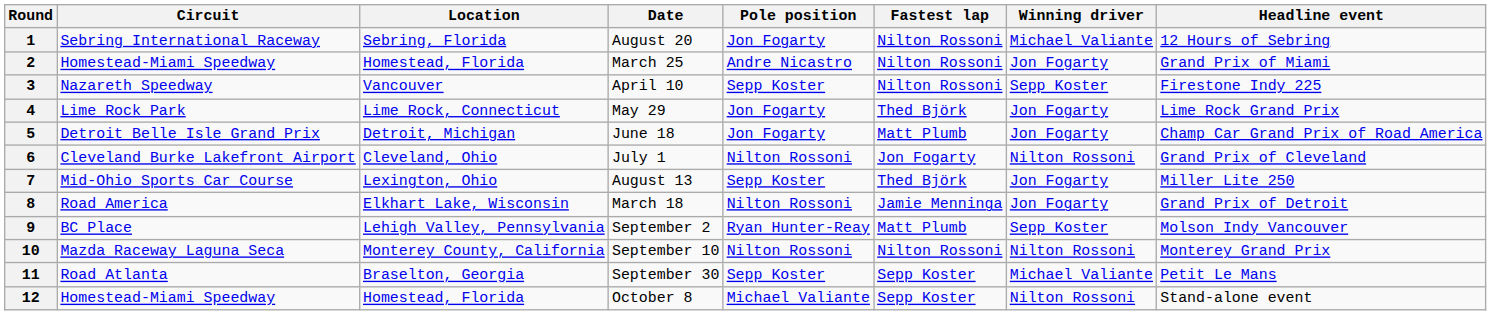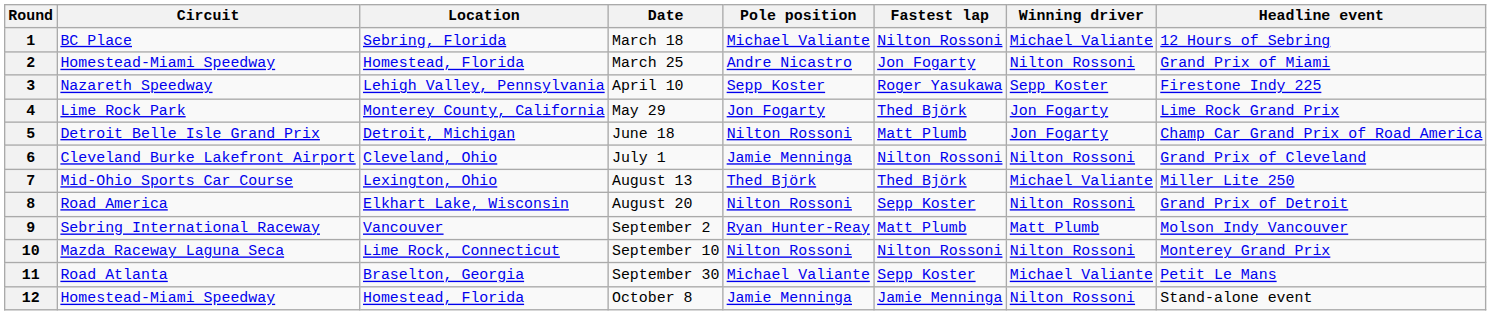(190, 40) Sebring International Raceway -> (96, 40) BC Place
(652, 40) August 20 -> (648, 40) March 18
(776, 40) Jon Fogarty -> (798, 40) Michael Valiante
(940, 63) Nilton Rossoni -> (926, 63) Jon Fogarty
(1059, 63) Jon Fogarty -> (1072, 63) Nilton Rossoni
(403, 87) Vancouver -> (484, 87) Lehigh Valley, Pennsylvania
(940, 87) Nilton Rossoni -> (940, 87) Roger Yasukawa
(461, 110) Lime Rock, Connecticut -> (484, 110) Monterey County, California
(776, 134) Jon Fogarty -> (789, 134) Nilton Rossoni
(789, 157) Nilton Rossoni -> (789, 157) Jamie Menninga
(926, 157) Jon Fogarty -> (940, 157) Nilton Rossoni
(776, 181) Sepp Koster -> (771, 181) Thed Björk
(1059, 181) Jon Fogarty -> (1081, 181) Michael Valiante
(648, 204) March 18 -> (652, 204) August 20
(940, 204) Jamie Menninga -> (926, 204) Sepp Koster
(1059, 204) Jon Fogarty -> (1072, 204) Nilton Rossoni
(96, 228) BC Place -> (190, 228) Sebring International Raceway
(484, 228) Lehigh Valley, Pennsylvania -> (403, 228) Vancouver
(1059, 228) Sepp Koster -> (1055, 228) Matt Plumb
(484, 251) Monterey County, California -> (461, 251) Lime Rock, Connecticut
(776, 275) Sepp Koster -> (798, 275) Michael Valiante
(798, 298) Michael Valiante -> (789, 298) Jamie Menninga
(926, 298) Sepp Koster -> (940, 298) Jamie Menninga
